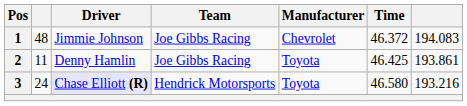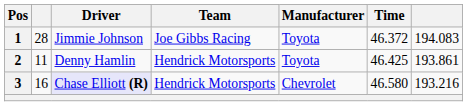(41, 38) 48 -> (41, 38) 28
(309, 38) Chevrolet -> (301, 38) Toyota
(202, 61) Joe Gibbs Racing -> (215, 61) Hendrick Motorsports
(41, 83) 24 -> (41, 83) 16
(301, 83) Toyota -> (309, 83) Chevrolet
